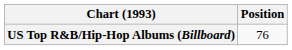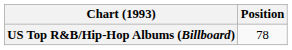(263, 34) 76 -> (263, 34) 78
